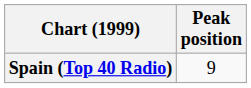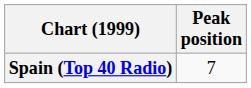(211, 67) 9 -> (211, 67) 7
